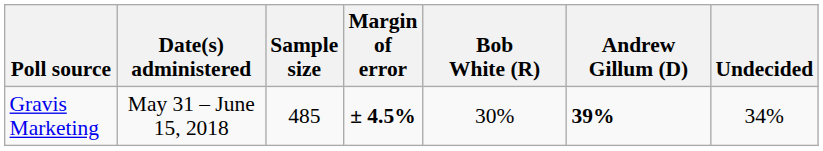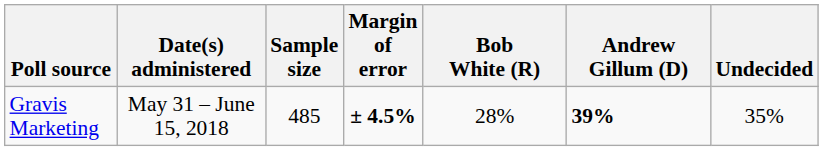(495, 115) 30% -> (495, 115) 28%
(764, 115) 34% -> (764, 115) 35%
